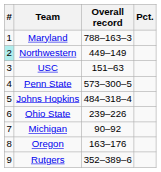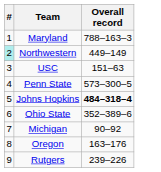- column: (145, 17)
(108, 99) normal -> (108, 99) bold
(108, 114) 239–226 -> (108, 114) 352–389–6
(108, 159) 352–389–6 -> (108, 159) 239–226
